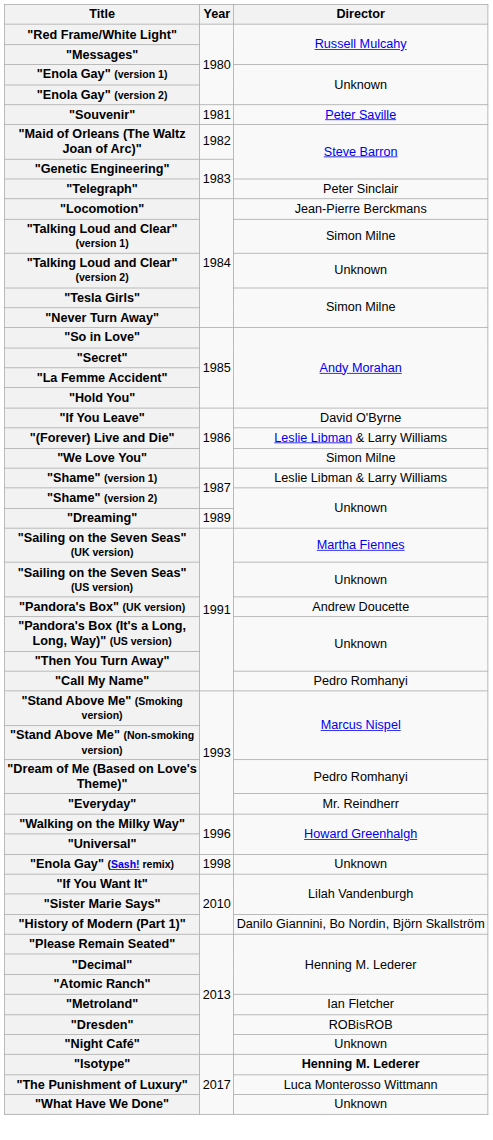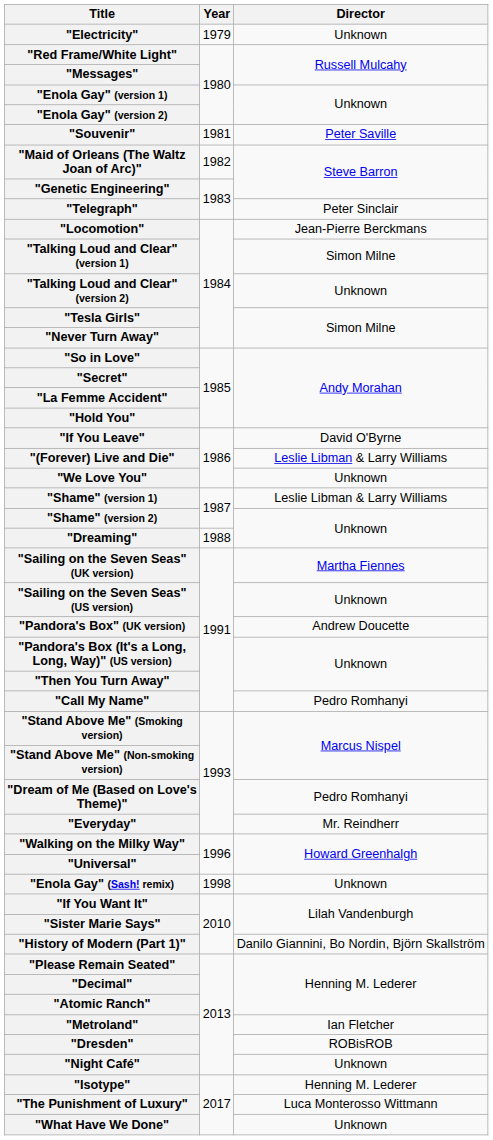+ row: (102, 34)
(361, 458) Simon Milne -> (361, 478) Unknown
(217, 518) 1989 -> (217, 538) 1988
(361, 1064) bold -> (361, 1084) normal
